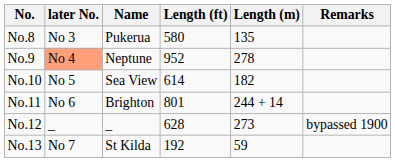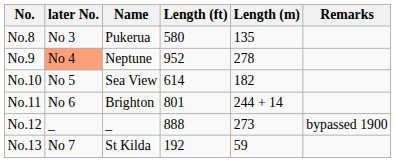(174, 124) 628 -> (174, 124) 888
